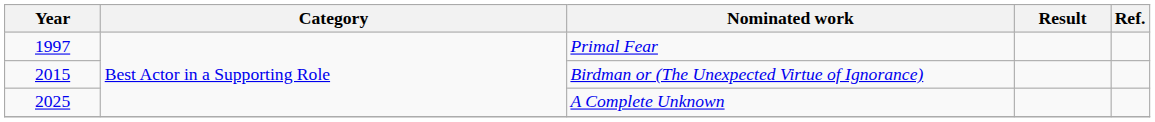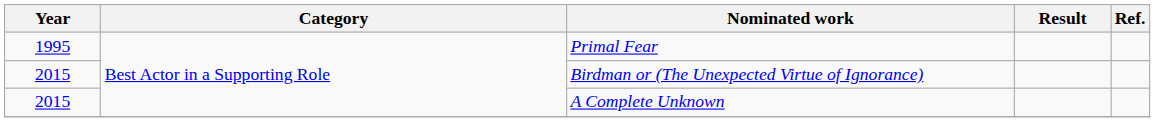(53, 46) 1997 -> (53, 46) 1995
(53, 102) 2025 -> (53, 102) 2015
